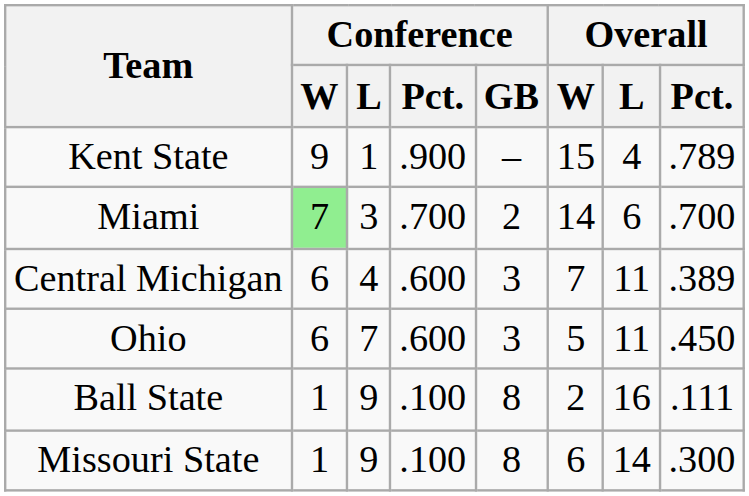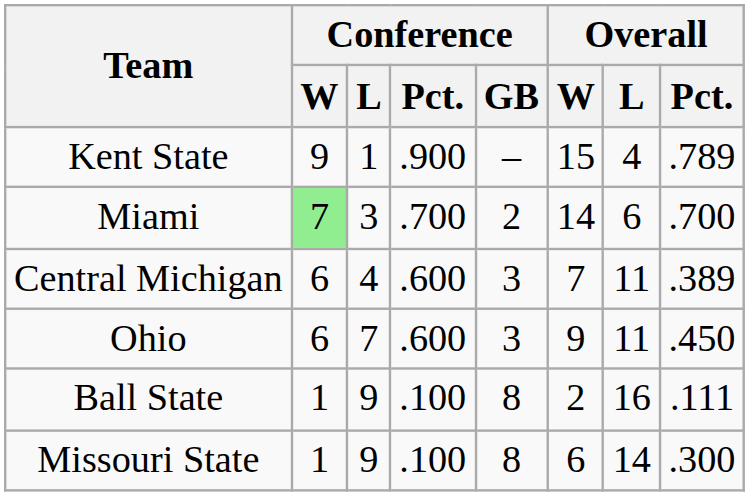(576, 338) 5 -> (576, 338) 9
